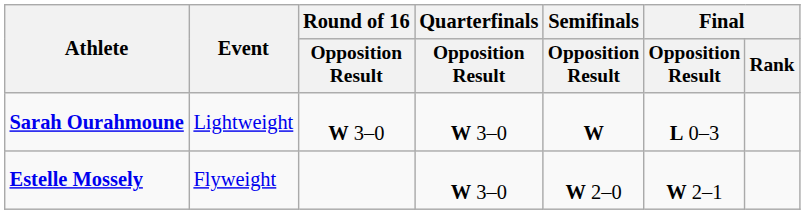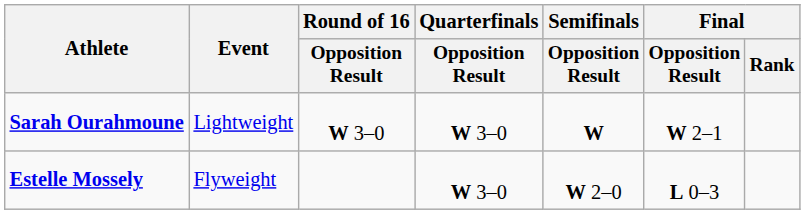(694, 134) L 0–3 -> (694, 134) W 2–1
(694, 192) W 2–1 -> (694, 192) L 0–3
